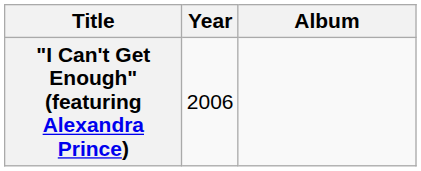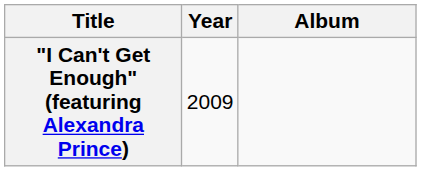(210, 101) 2006 -> (210, 101) 2009
